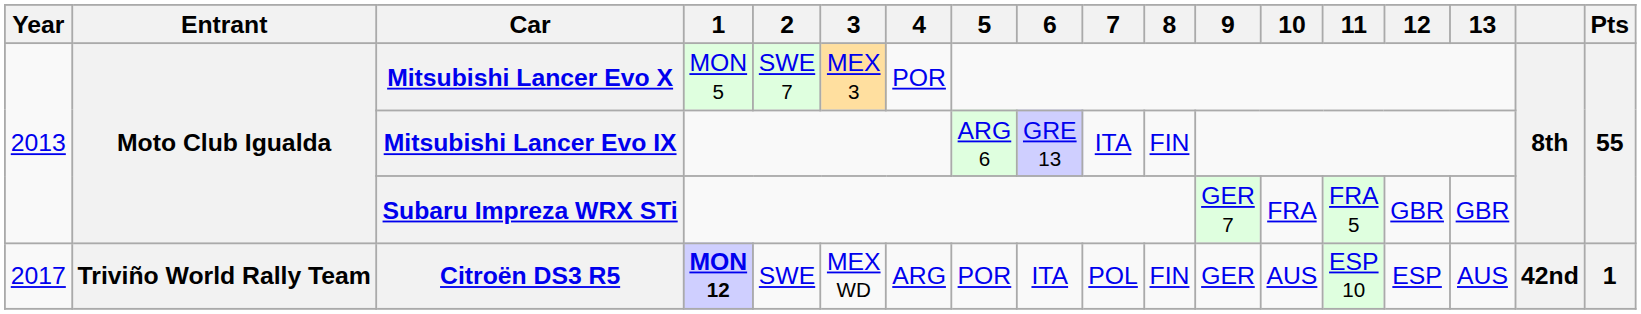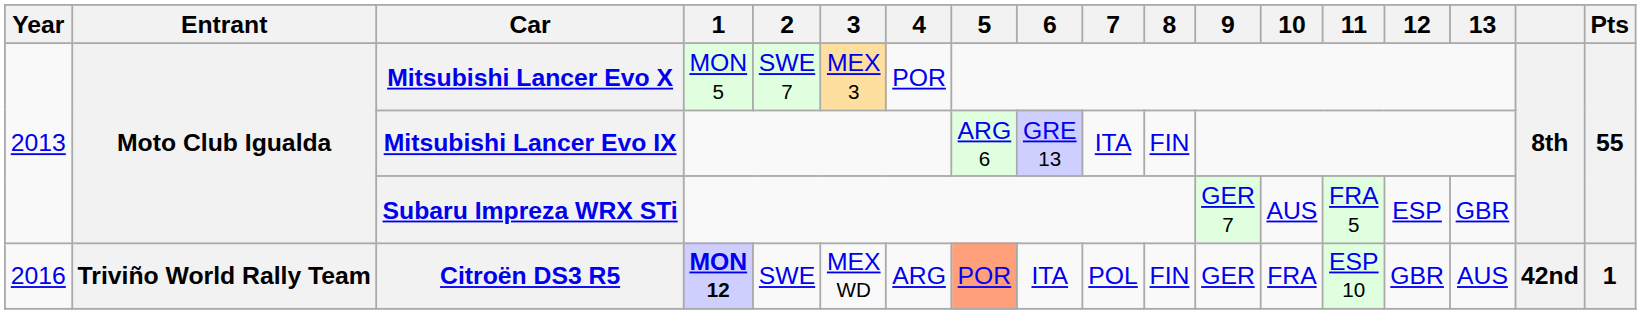(1292, 209) FRA -> (1292, 209) AUS
(1417, 209) GBR -> (1417, 209) ESP
(38, 276) 2017 -> (38, 276) 2016
(984, 276) no background -> (984, 276) lightsalmon background
(1292, 276) AUS -> (1292, 276) FRA
(1417, 276) ESP -> (1417, 276) GBR
